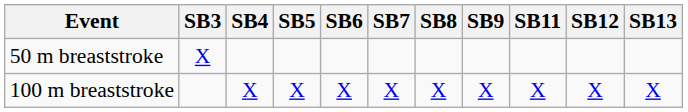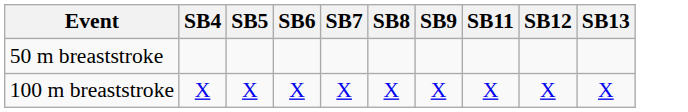- column: (203, 21)
